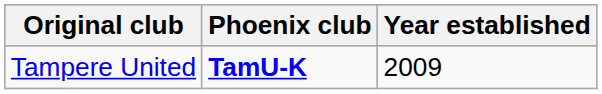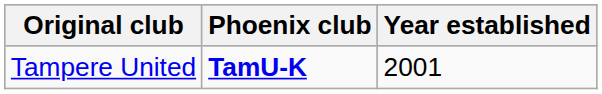(413, 66) 2009 -> (413, 66) 2001
